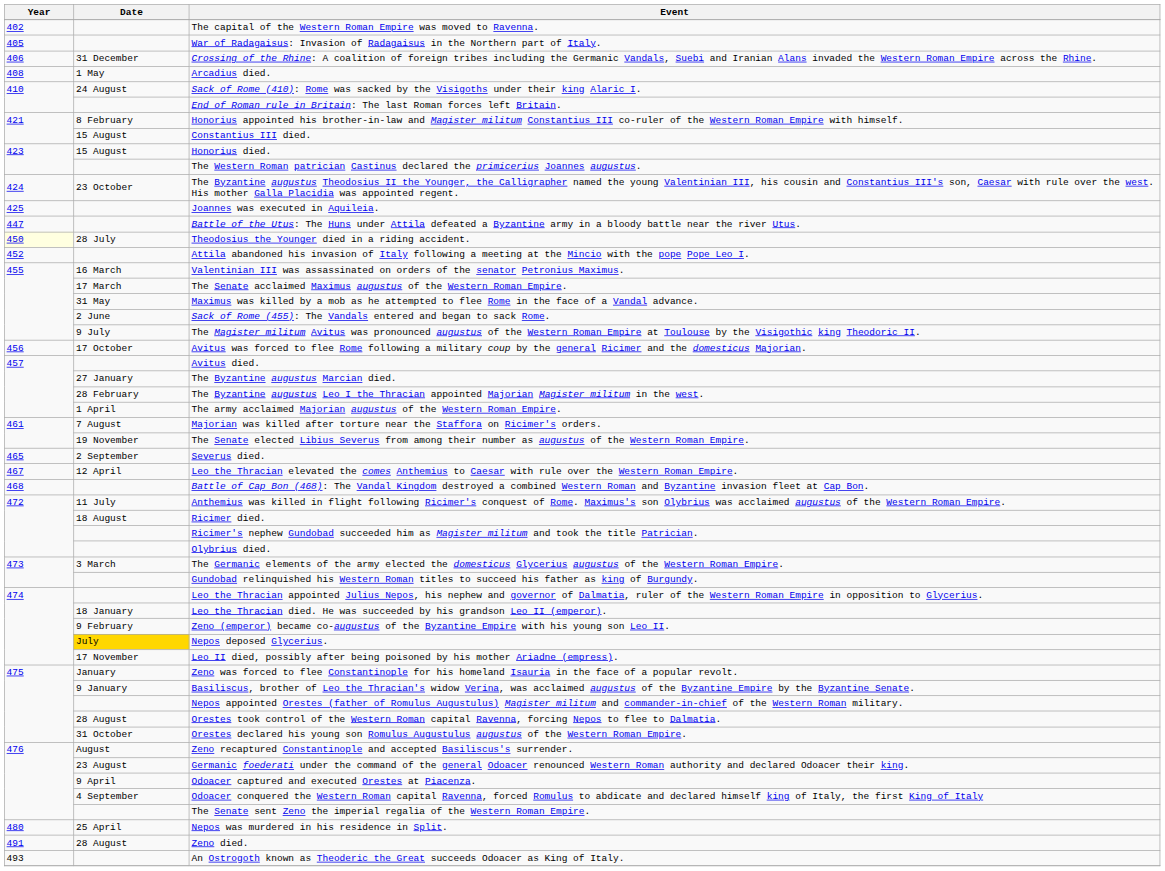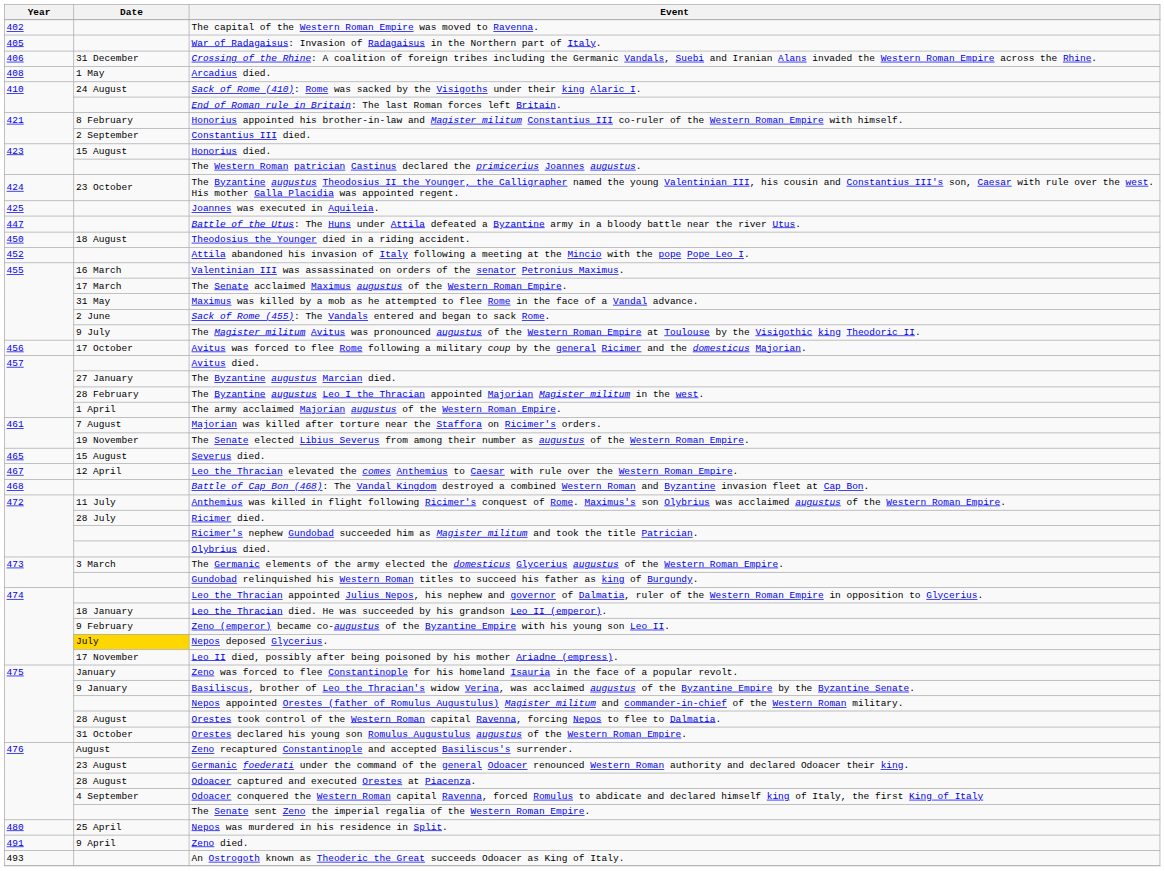(102, 136) 15 August -> (107, 136) 2 September
(15, 240) lightyellow background -> (15, 240) no background
(96, 240) 28 July -> (102, 240) 18 August
(107, 456) 2 September -> (102, 456) 15 August
(102, 518) 18 August -> (96, 518) 28 July
(96, 781) 9 April -> (102, 781) 28 August
(102, 843) 28 August -> (96, 843) 9 April
